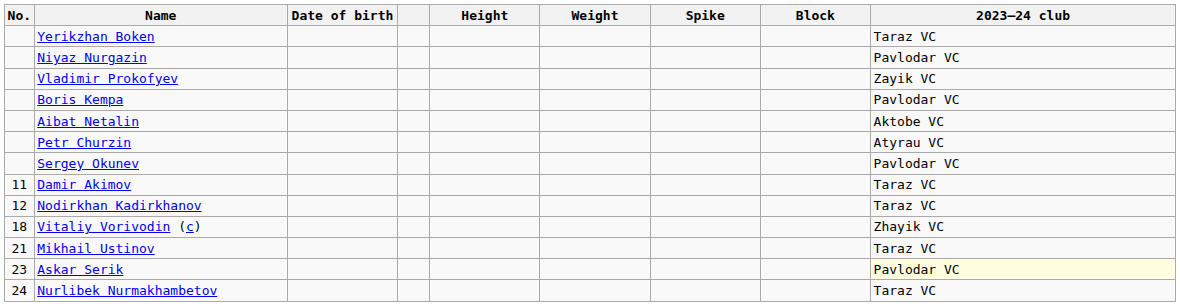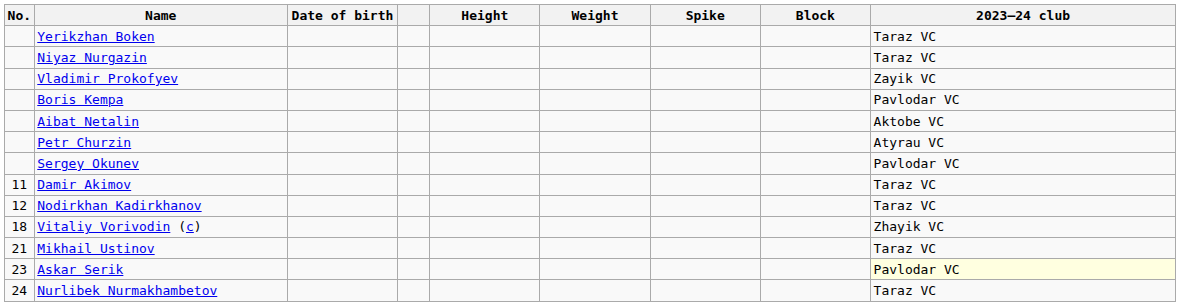(917, 57) Pavlodar VC -> (905, 57) Taraz VC
